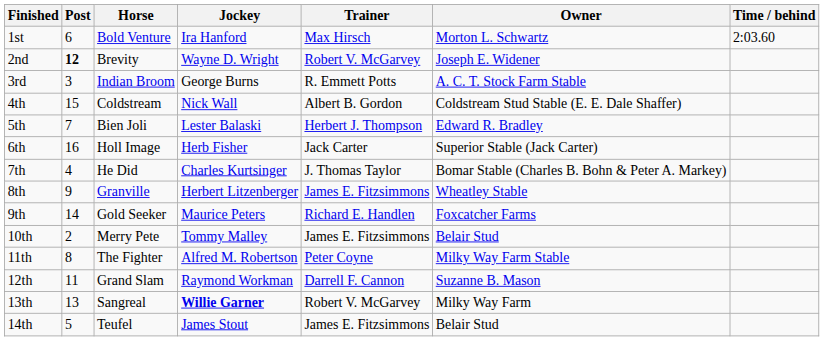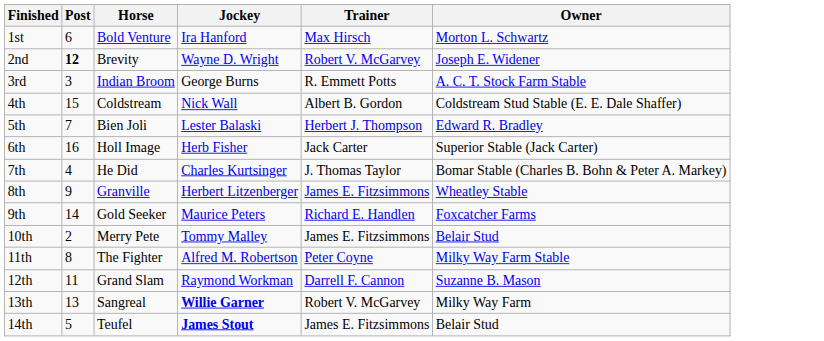- column: (774, 15)
(215, 324) normal -> (217, 324) bold
